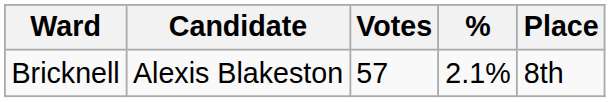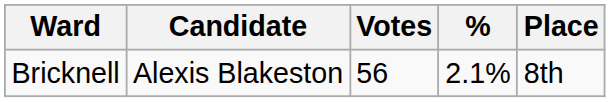(372, 72) 57 -> (372, 72) 56
